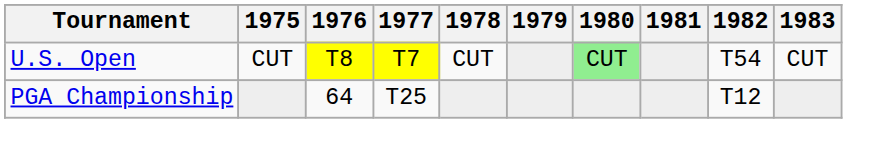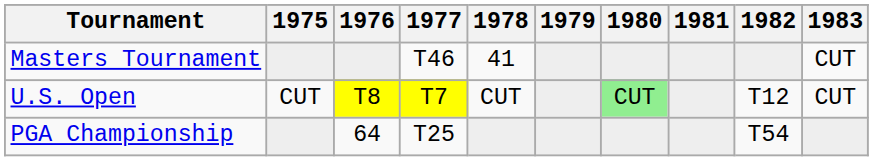+ row: (136, 62)
(741, 62) T54 -> (768, 99) T12
(741, 99) T12 -> (768, 136) T54
